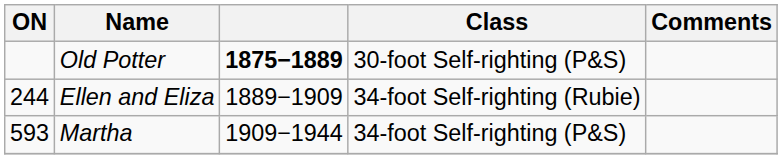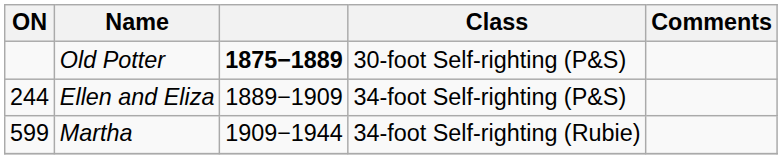(497, 97) 34-foot Self-righting (Rubie) -> (490, 97) 34-foot Self-righting (P&S)
(30, 134) 593 -> (30, 134) 599
(490, 134) 34-foot Self-righting (P&S) -> (497, 134) 34-foot Self-righting (Rubie)
